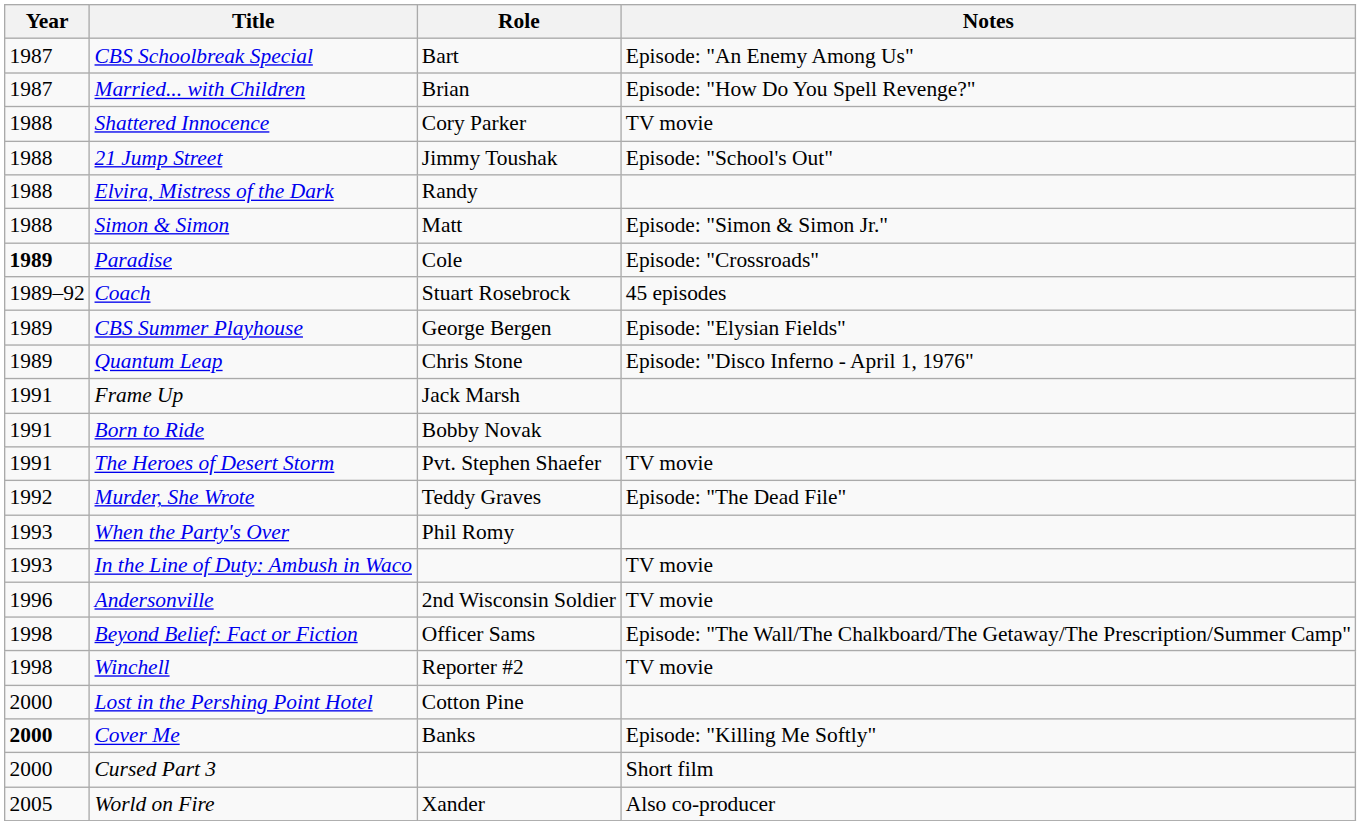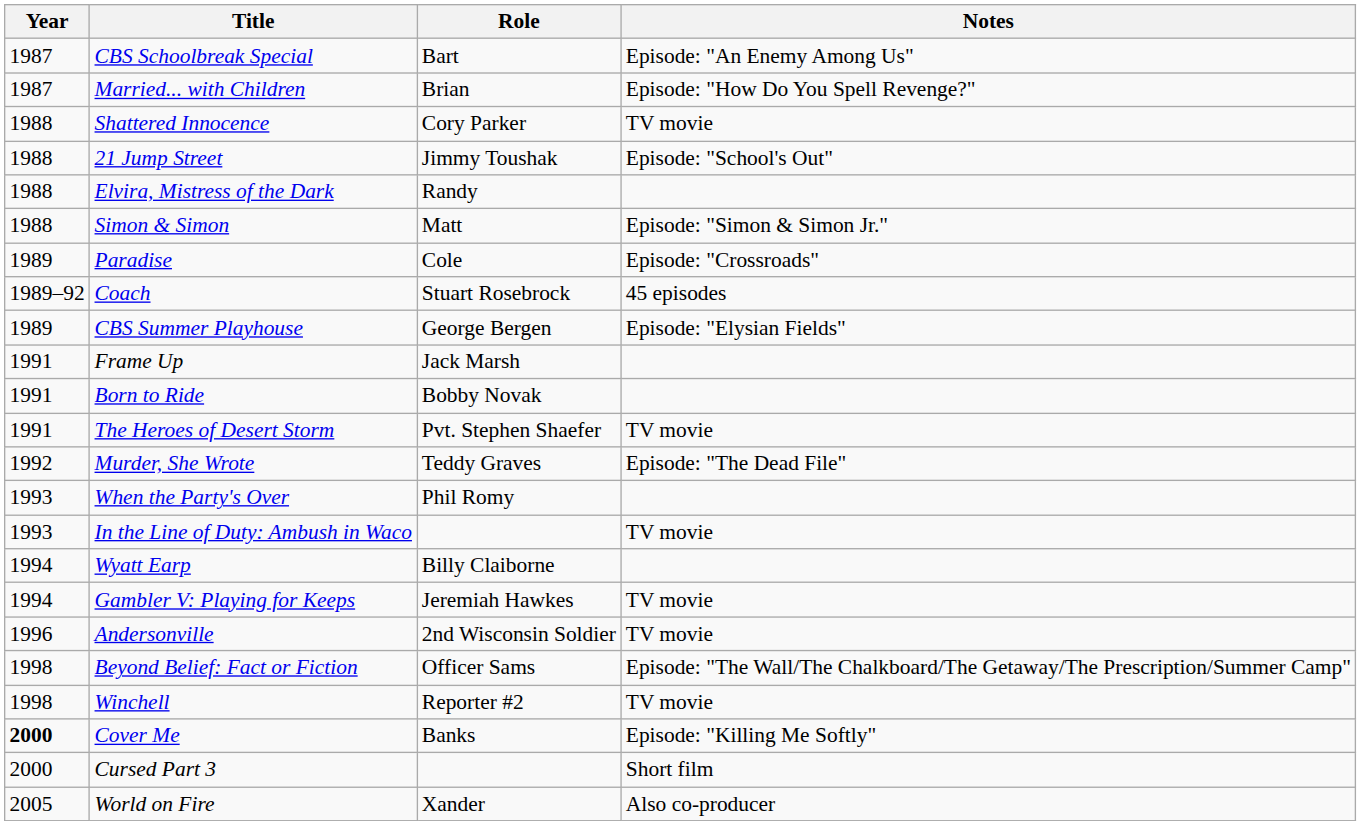(31, 259) bold -> (31, 259) normal
- row: (159, 361)
+ row: (143, 565)
+ row: (225, 599)
- row: (234, 701)
